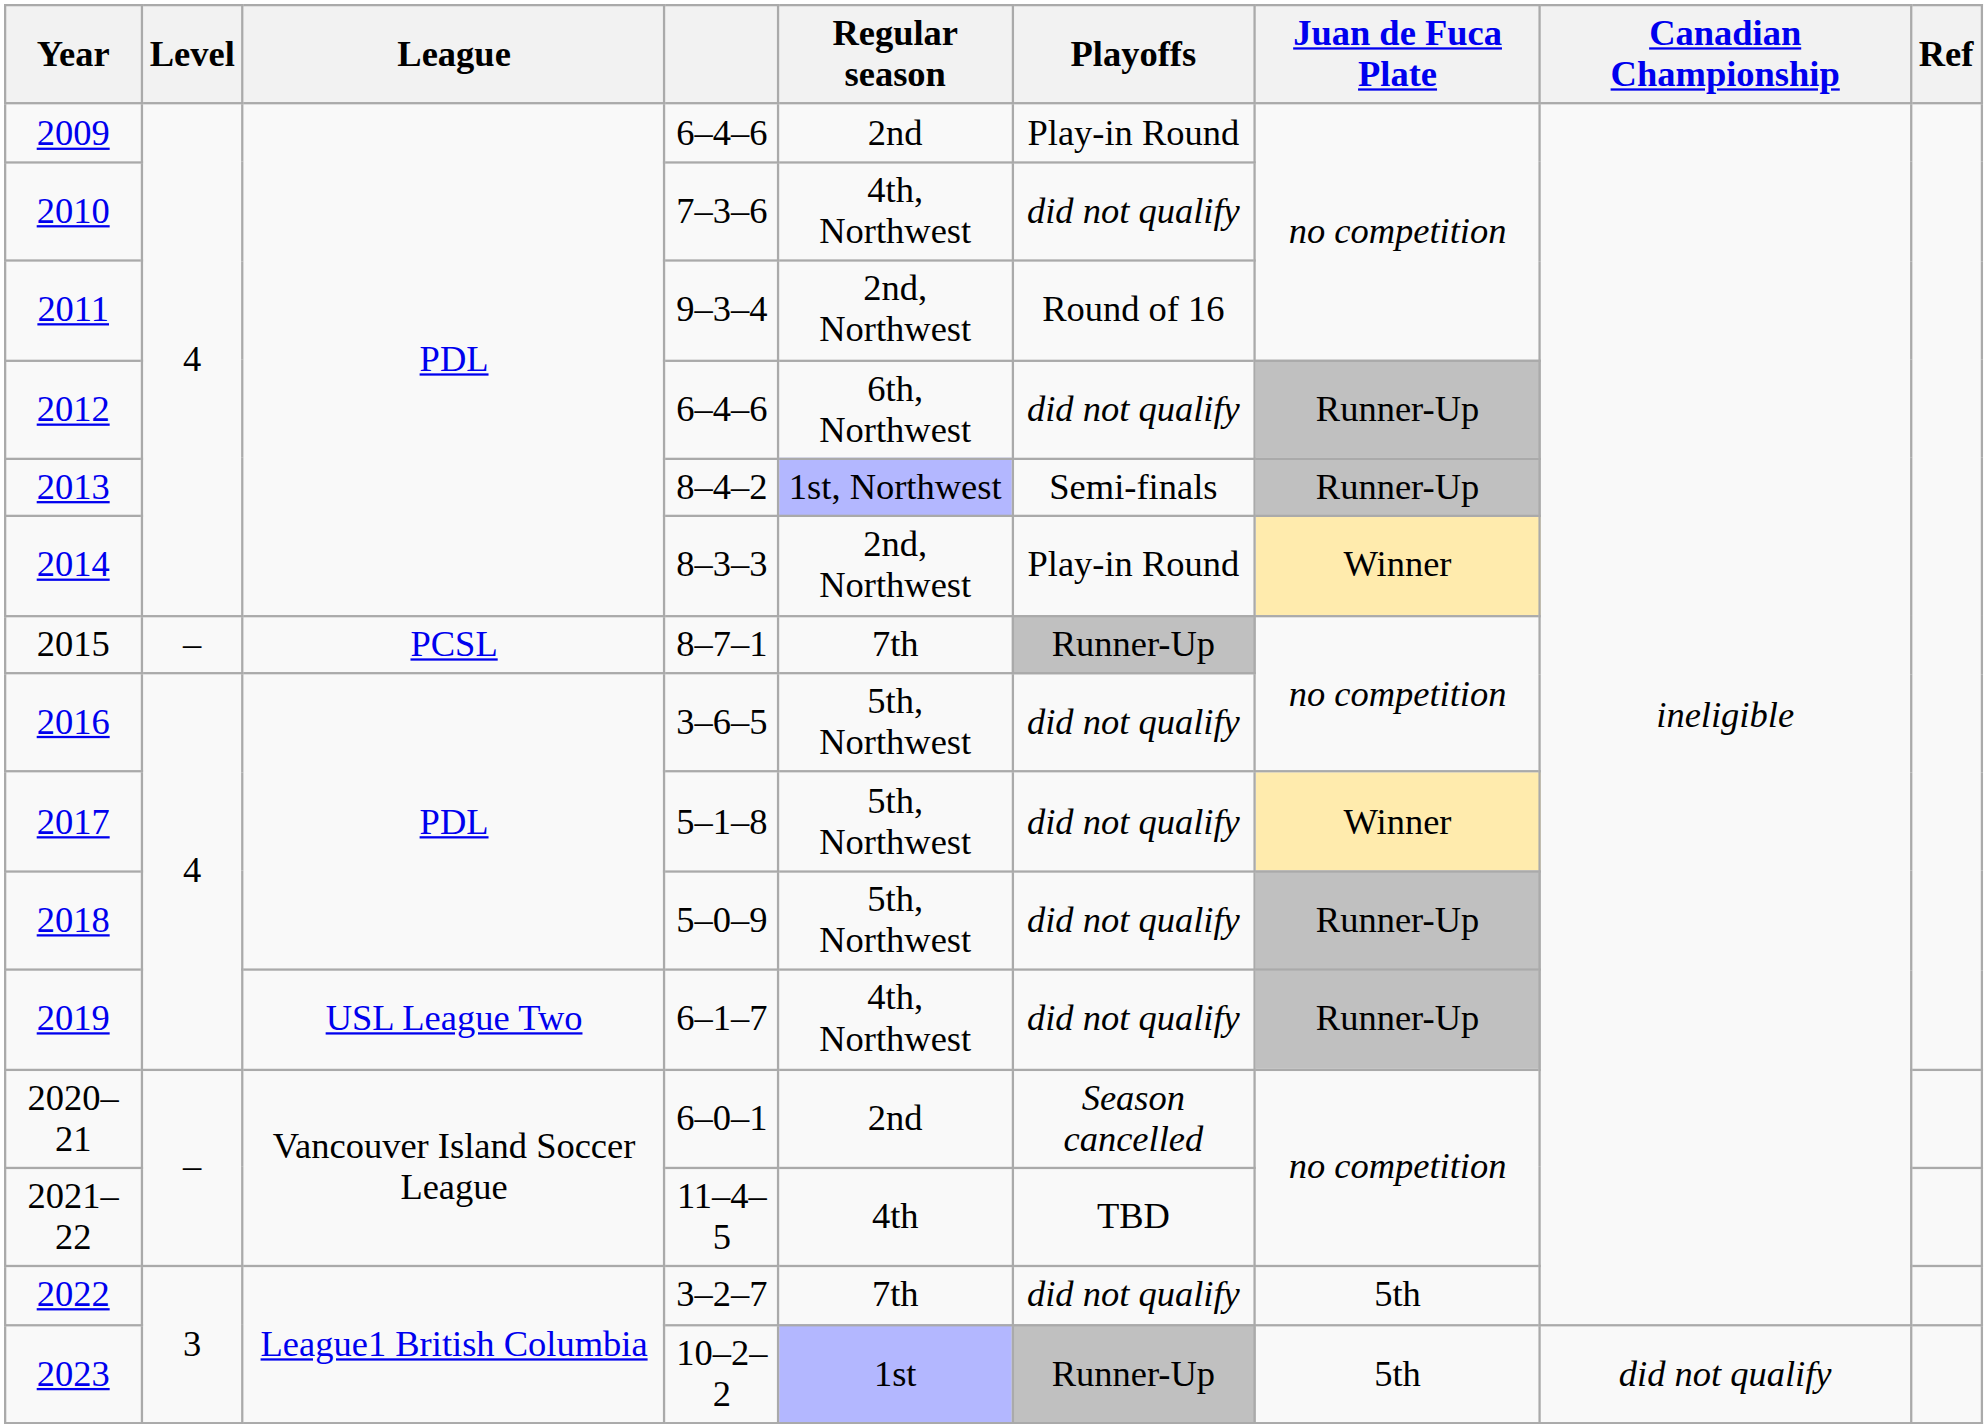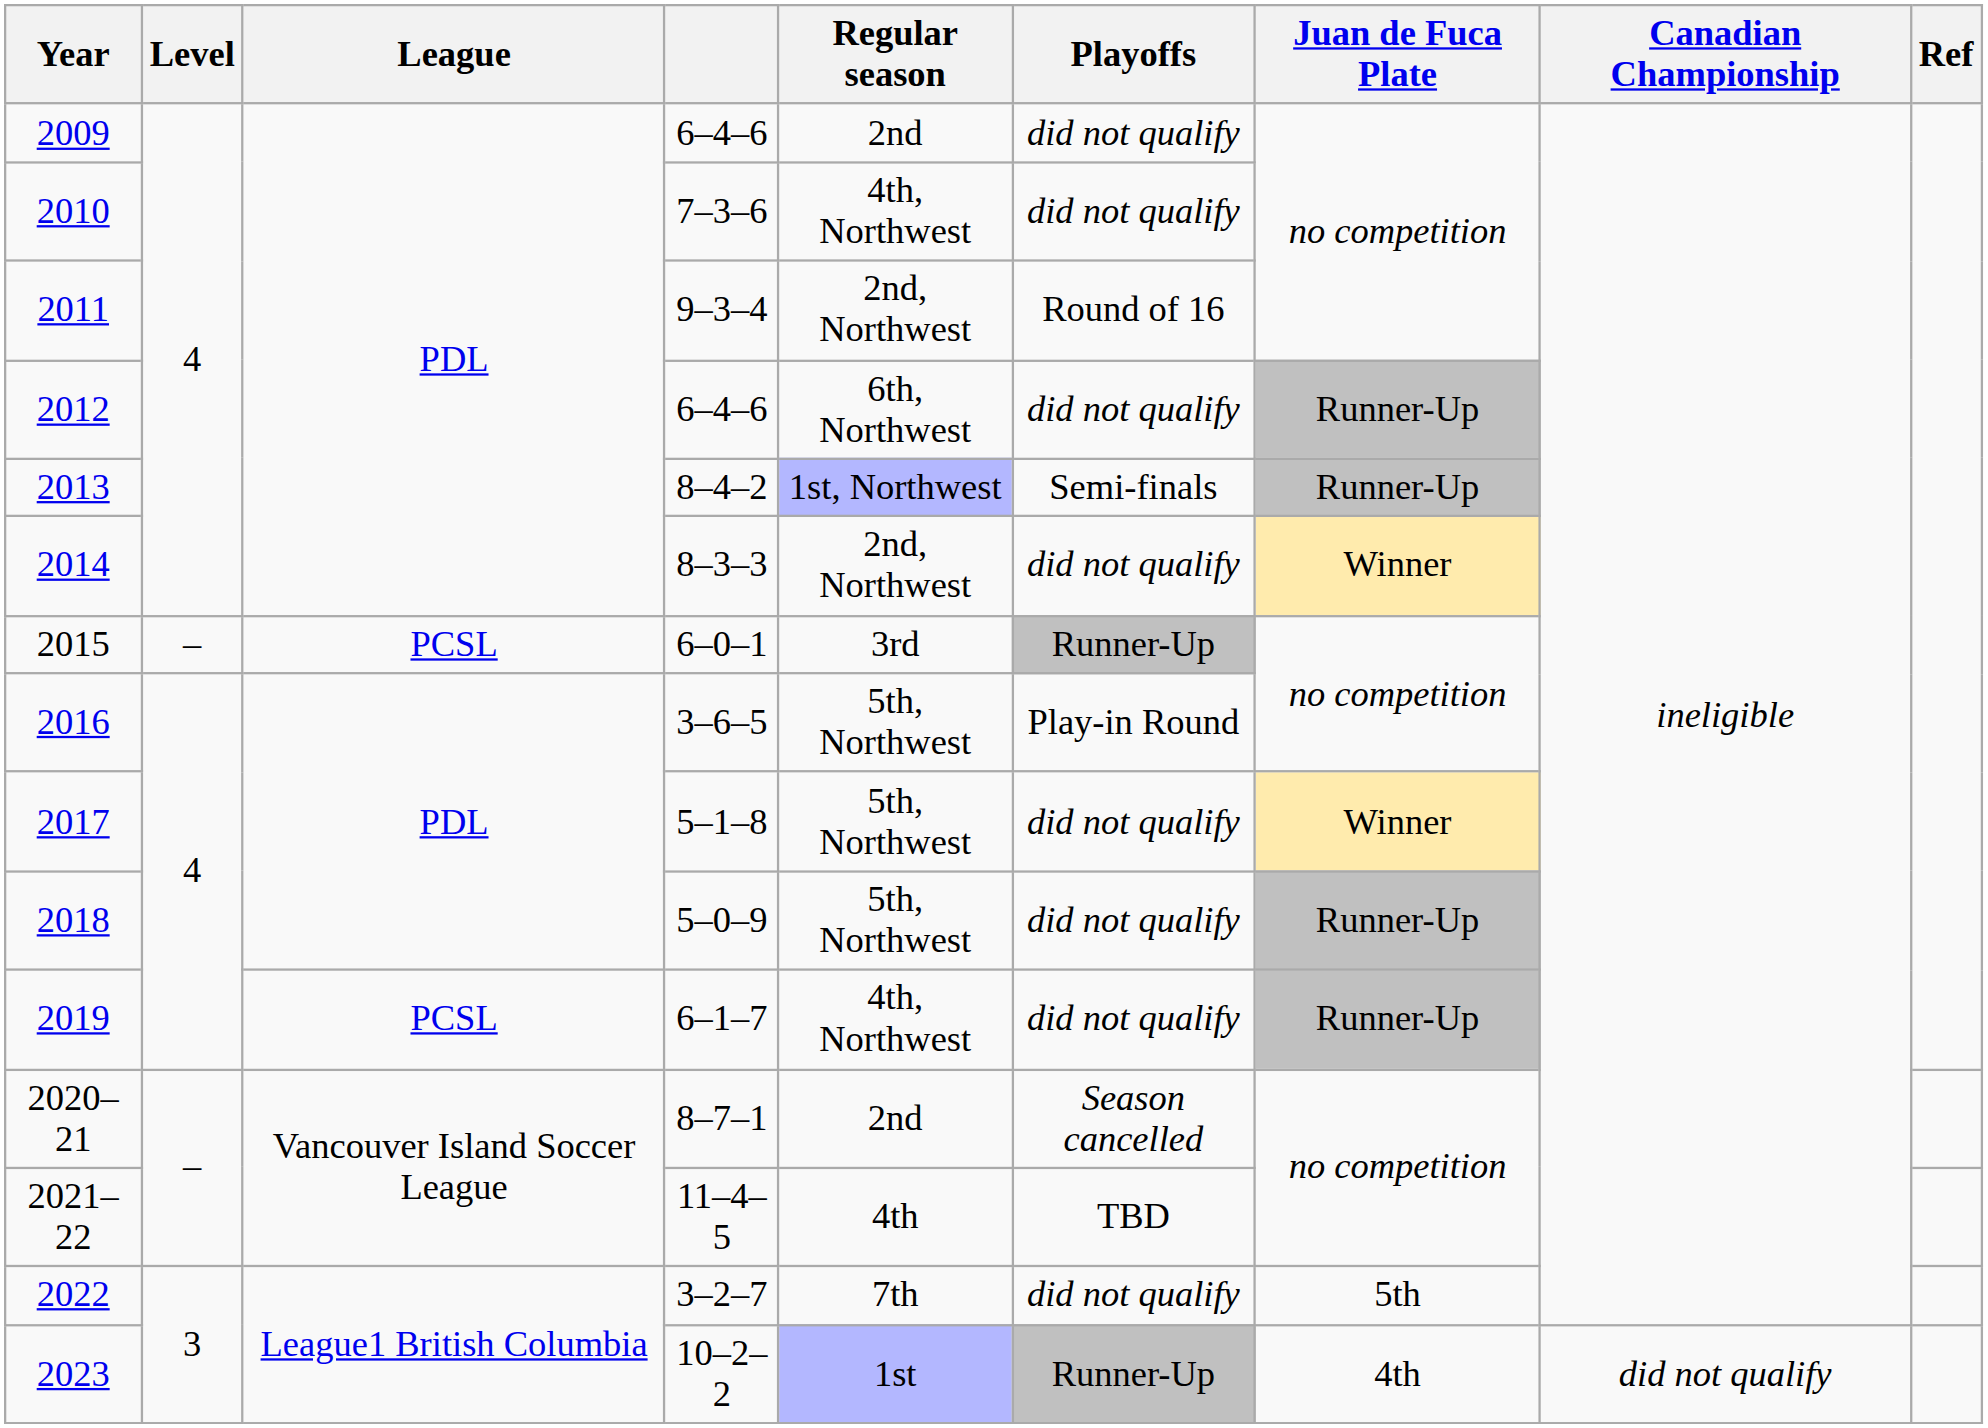(1133, 132) Play-in Round -> (1133, 132) did not qualify
(1133, 565) Play-in Round -> (1133, 565) did not qualify
(722, 643) 8–7–1 -> (722, 643) 6–0–1
(895, 643) 7th -> (895, 643) 3rd
(1133, 721) did not qualify -> (1133, 721) Play-in Round
(454, 1018) USL League Two -> (454, 1018) PCSL
(722, 1117) 6–0–1 -> (722, 1117) 8–7–1
(1398, 1373) 5th -> (1398, 1373) 4th
